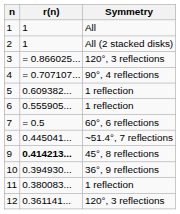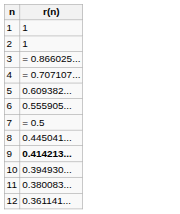- column: (129, 12)
